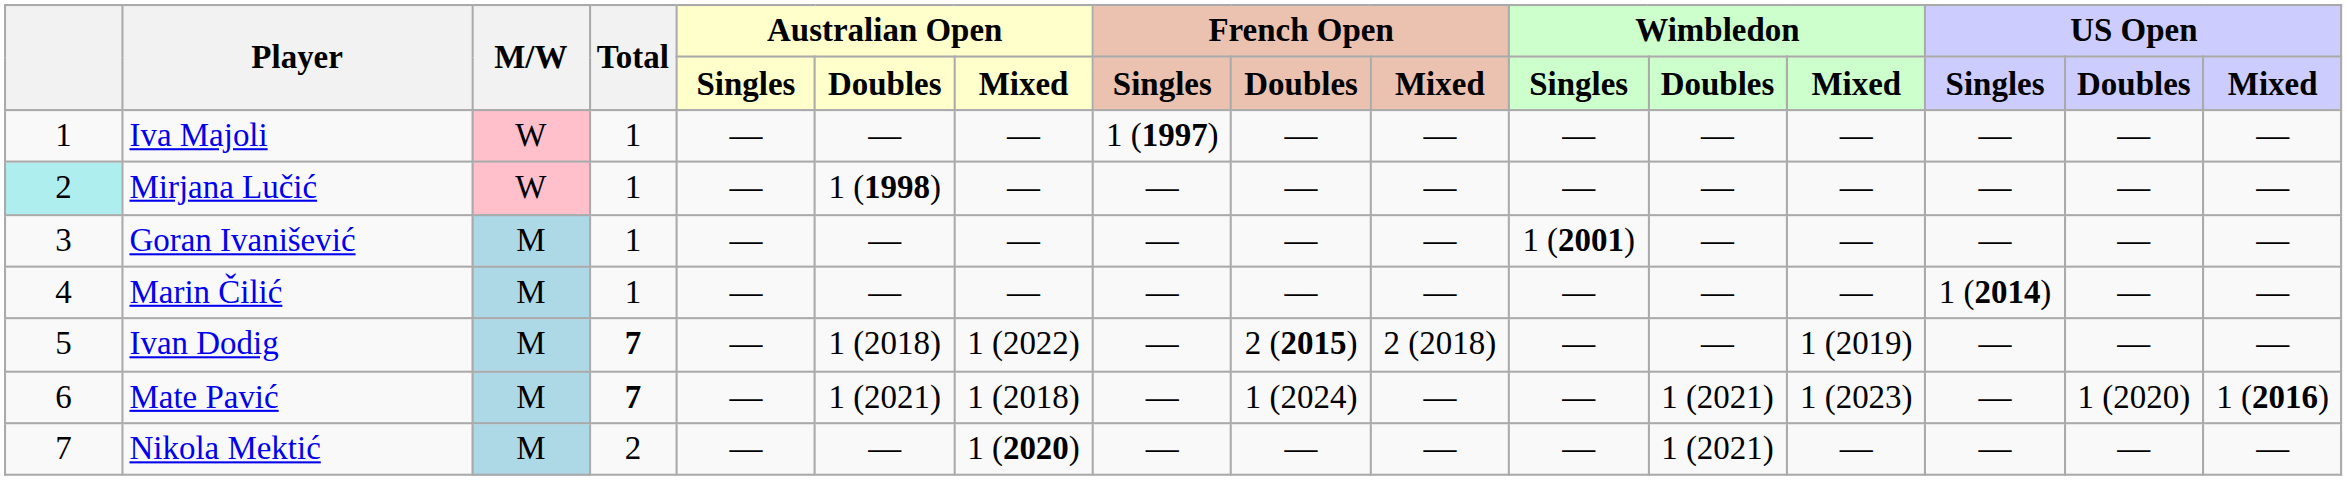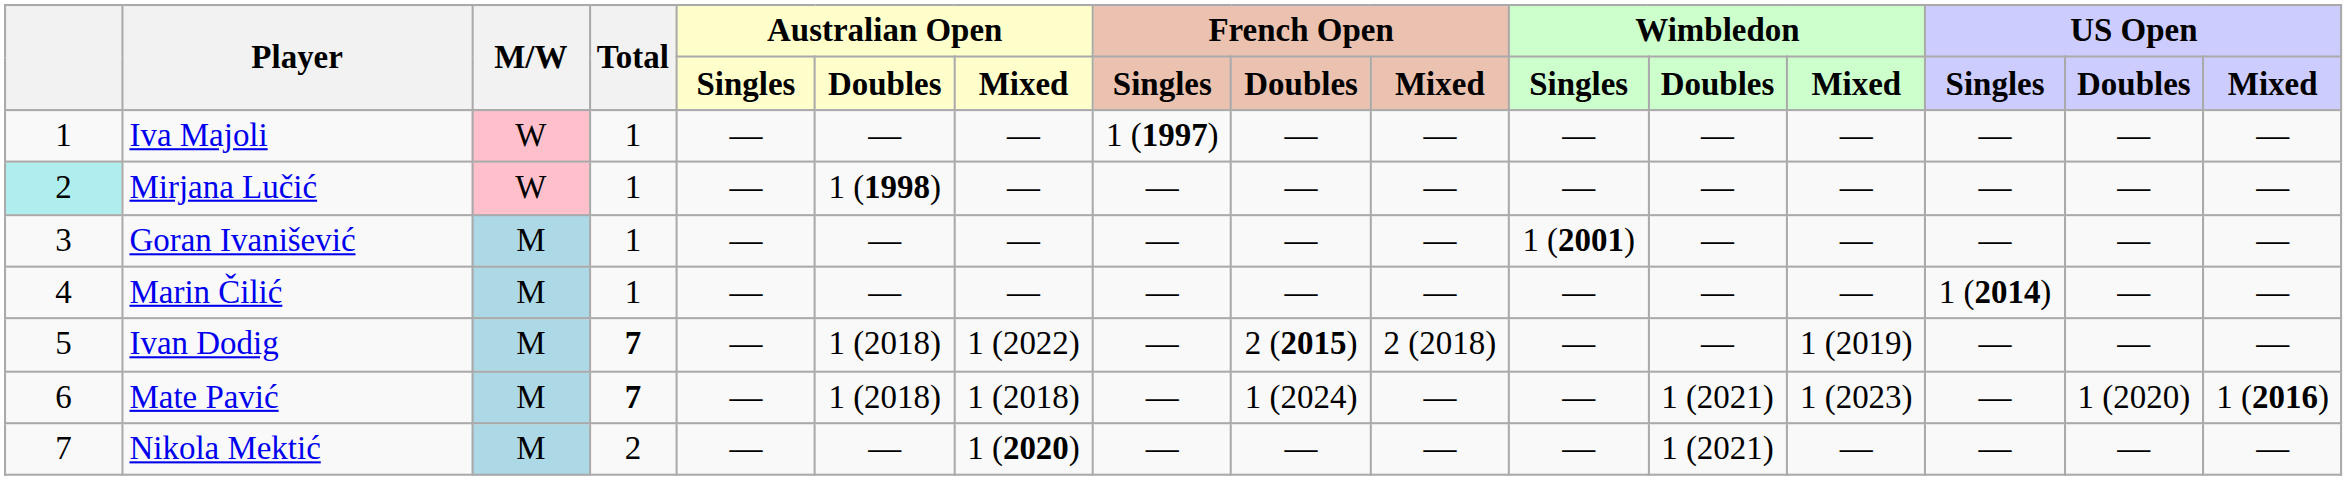(885, 396) 1 (2021) -> (885, 396) 1 (2018)
